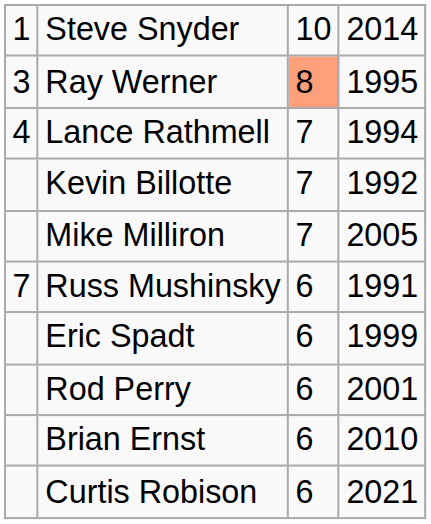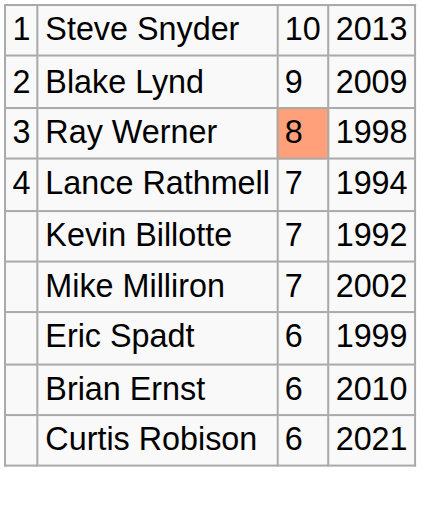(382, 30) 2014 -> (372, 30) 2013
+ row: (125, 81)
(382, 81) 1995 -> (372, 132) 1998
(382, 235) 2005 -> (372, 286) 2002
- row: (163, 286)
- row: (118, 388)
